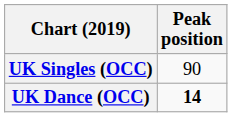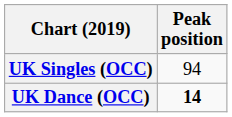(192, 68) 90 -> (192, 68) 94
